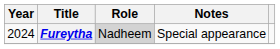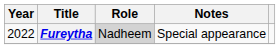(21, 33) 2024 -> (21, 33) 2022
